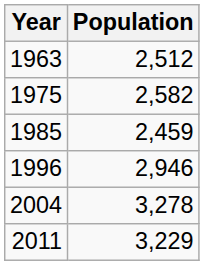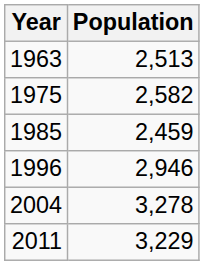(164, 59) 2,512 -> (164, 59) 2,513
